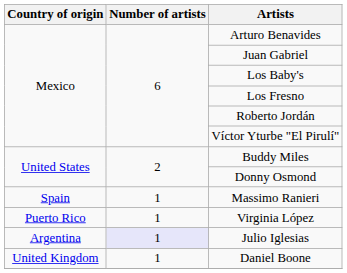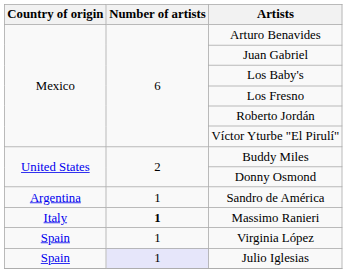+ row: (275, 197)
(55, 197) Spain -> (55, 217) Italy
(157, 197) normal -> (157, 217) bold
(55, 217) Puerto Rico -> (55, 237) Spain
(55, 237) Argentina -> (55, 258) Spain
- row: (275, 258)
